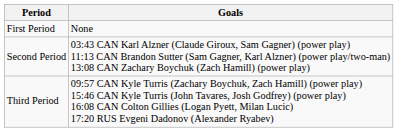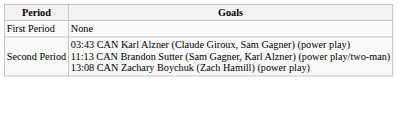- row: (33, 101)
